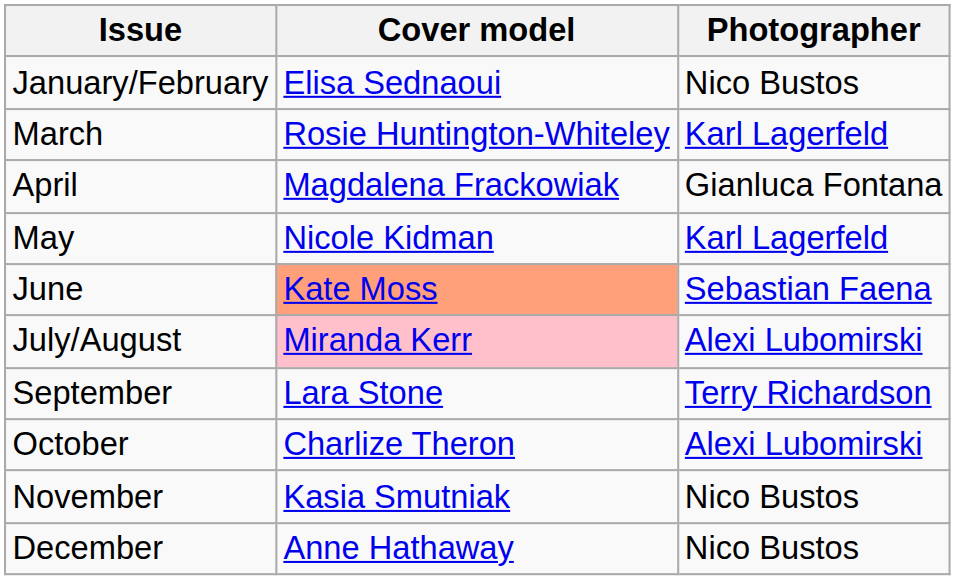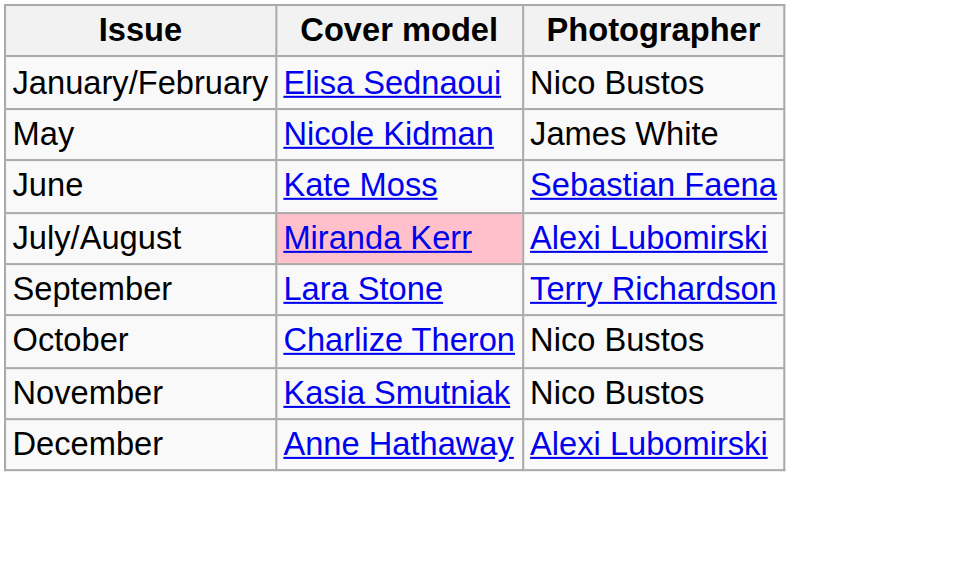- row: (58, 133)
- row: (45, 185)
(786, 237) Karl Lagerfeld -> (624, 133) James White
(360, 289) lightsalmon background -> (360, 185) no background
(804, 444) Alexi Lubomirski -> (617, 340) Nico Bustos
(772, 548) Nico Bustos -> (649, 444) Alexi Lubomirski
